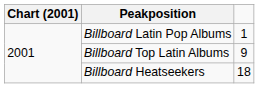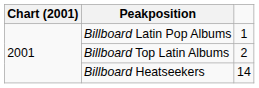(244, 53) 9 -> (244, 53) 2
(244, 72) 18 -> (244, 72) 14
